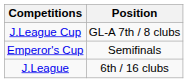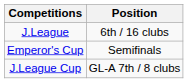rows swapped: (45, 68) <-> (45, 31)
